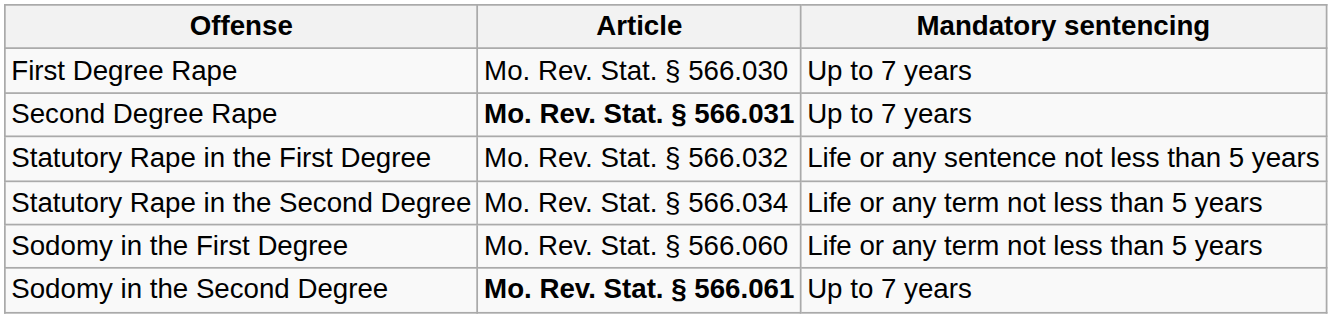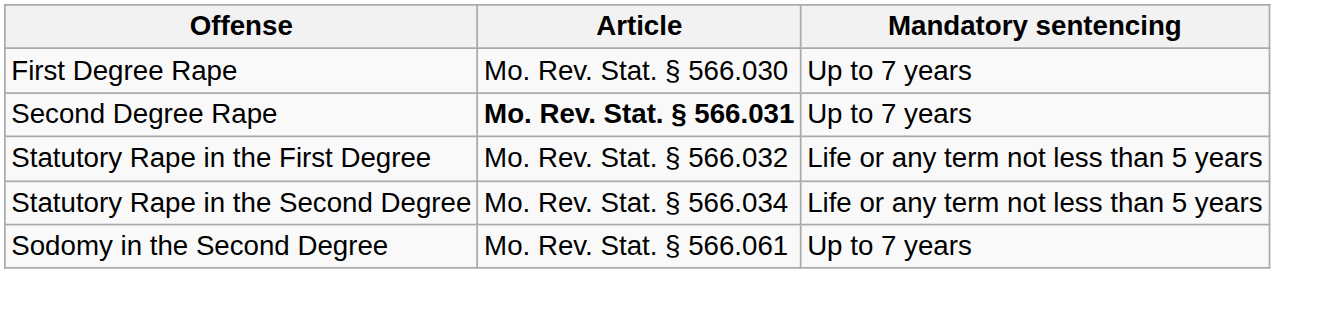(1063, 158) Life or any sentence not less than 5 years -> (1035, 158) Life or any term not less than 5 years
- row: (180, 245)
(639, 289) bold -> (636, 245) normal
